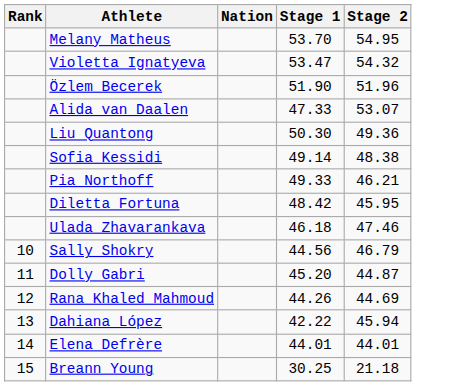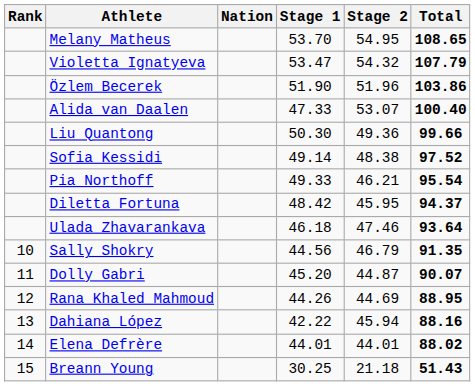+ column: (441, 16)
